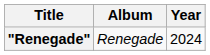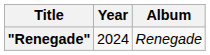columns swapped: (186, 15) <-> (130, 15)
